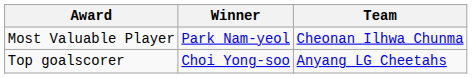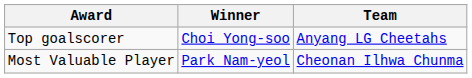rows swapped: (91, 39) <-> (66, 61)
